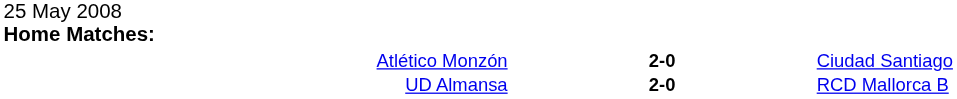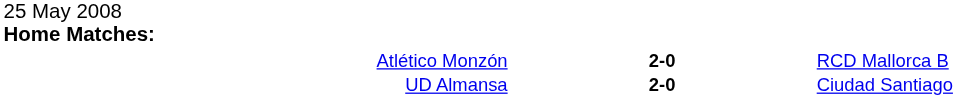(885, 61) Ciudad Santiago -> (883, 61) RCD Mallorca B
(883, 85) RCD Mallorca B -> (885, 85) Ciudad Santiago
